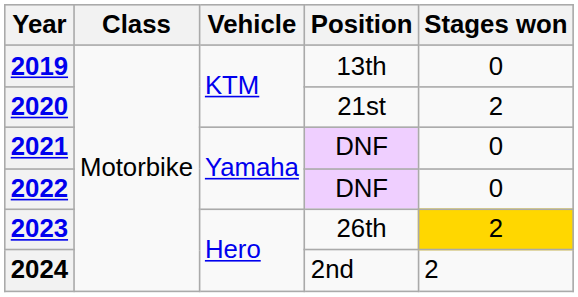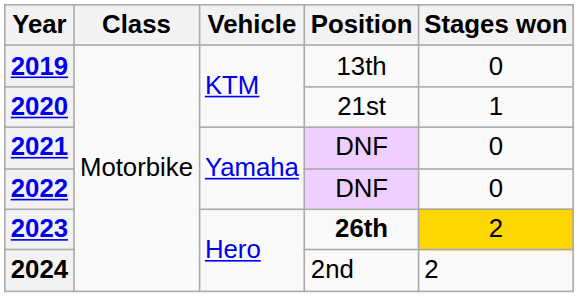(496, 106) 2 -> (496, 106) 1
(362, 229) normal -> (362, 229) bold
